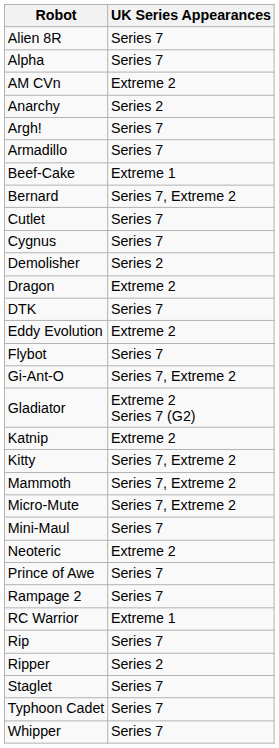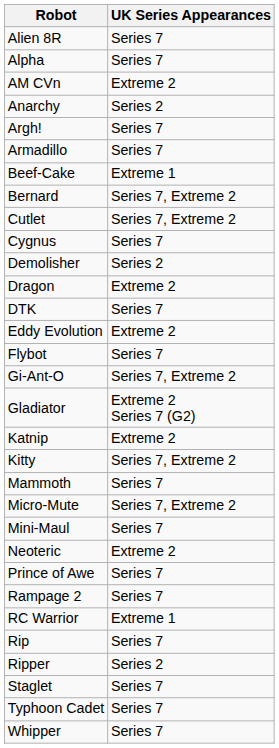(137, 219) Series 7 -> (173, 219) Series 7, Extreme 2
(173, 483) Series 7, Extreme 2 -> (137, 483) Series 7
